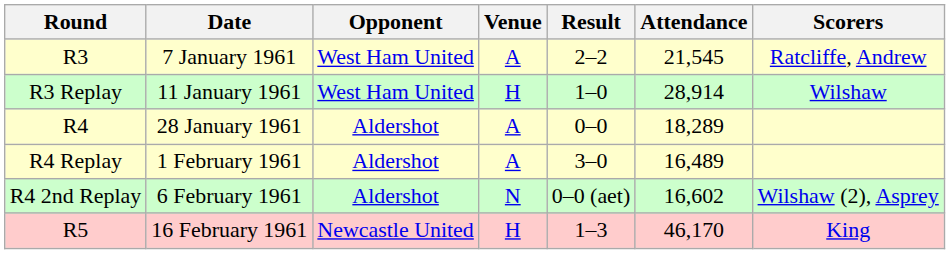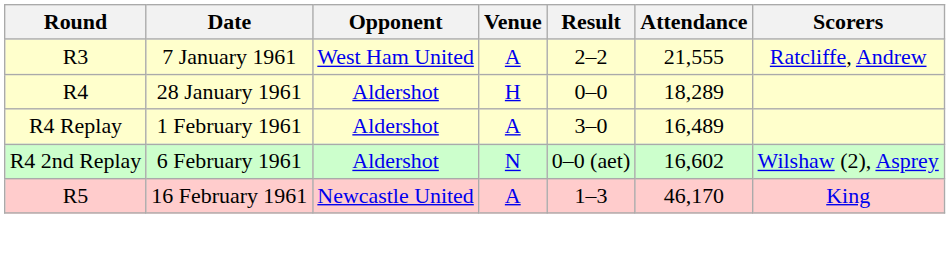(694, 56) 21,545 -> (694, 56) 21,555
- row: (75, 91)
(513, 126) A -> (513, 91) H
(513, 230) H -> (513, 195) A
